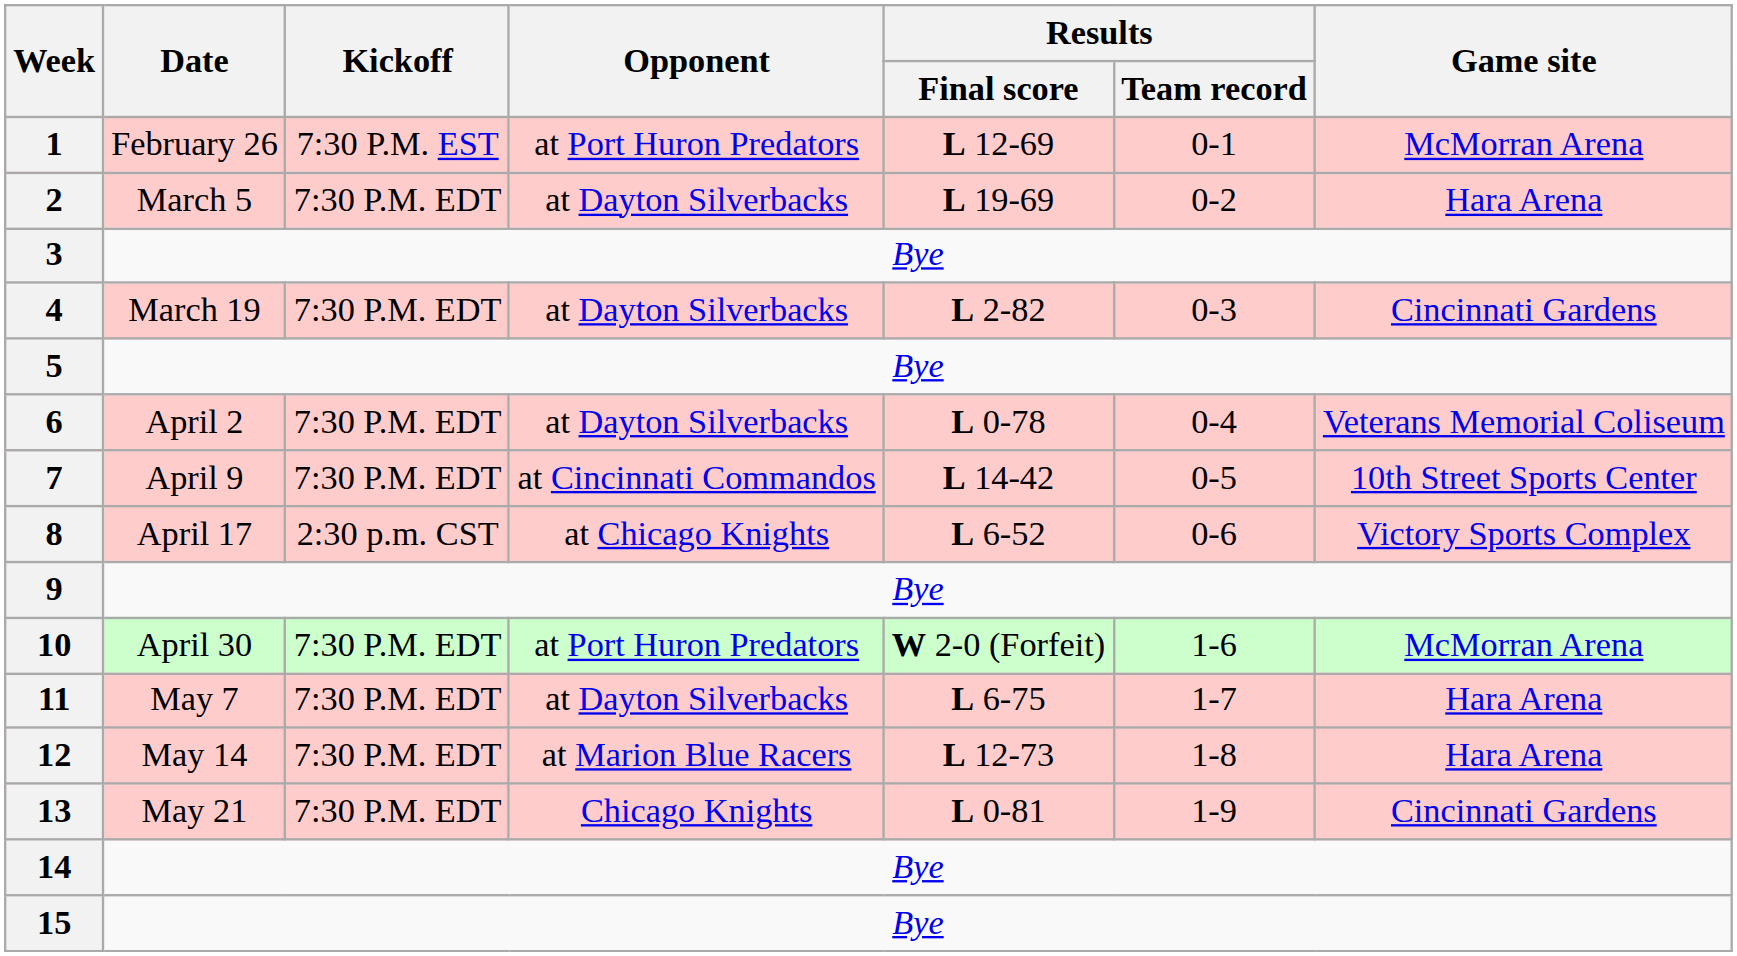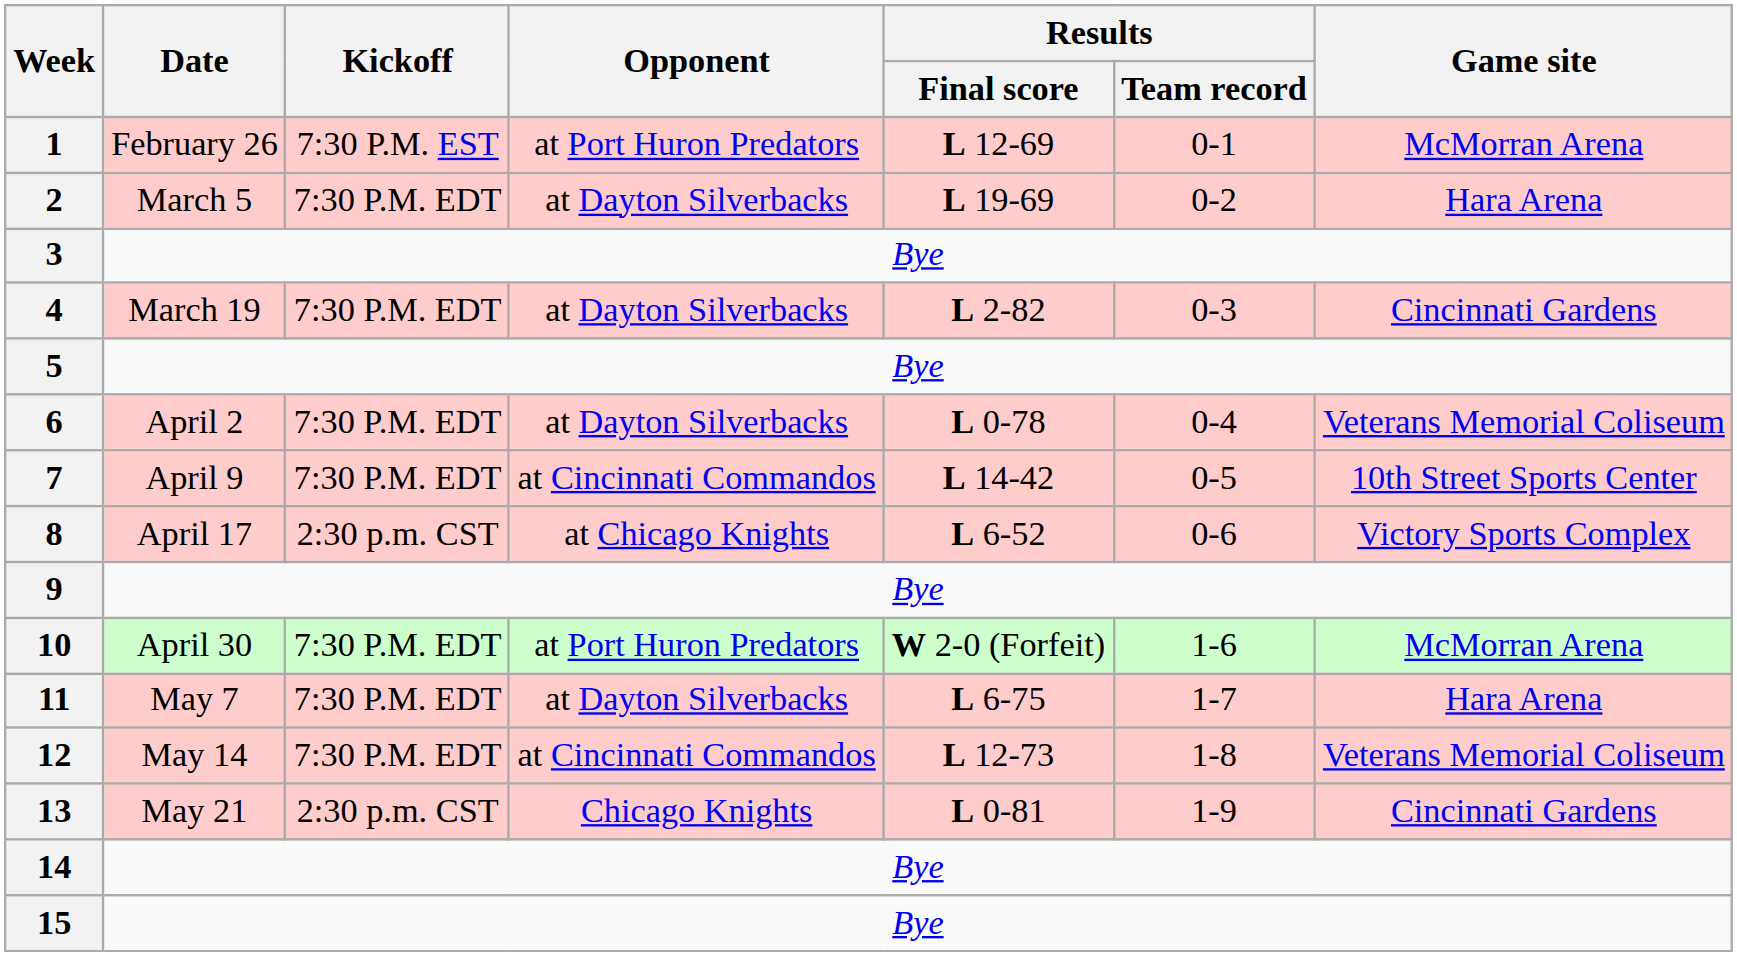(697, 755) at Marion Blue Racers -> (697, 755) at Cincinnati Commandos
(1524, 755) Hara Arena -> (1524, 755) Veterans Memorial Coliseum
(398, 810) 7:30 P.M. EDT -> (398, 810) 2:30 p.m. CST
